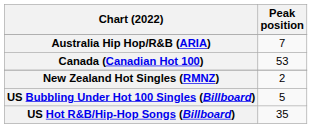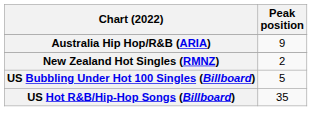(282, 43) 7 -> (282, 43) 9
- row: (131, 61)
